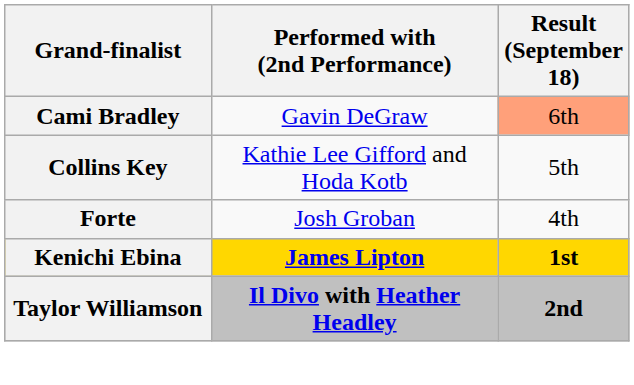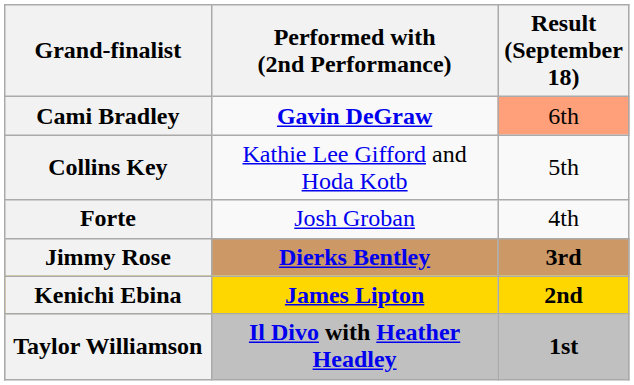(355, 115) normal -> (355, 115) bold
+ row: (108, 256)
(564, 256) 1st -> (564, 294) 2nd
(564, 308) 2nd -> (564, 346) 1st
